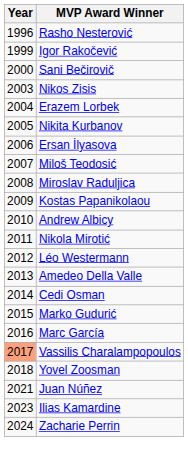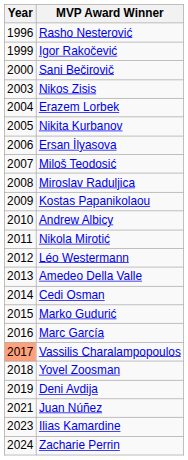+ row: (68, 389)
